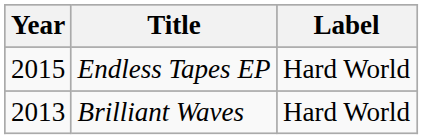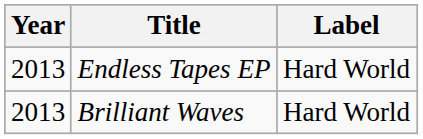(38, 68) 2015 -> (38, 68) 2013
